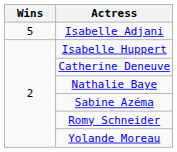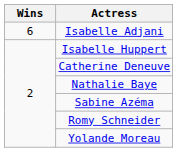(30, 31) 5 -> (30, 31) 6
